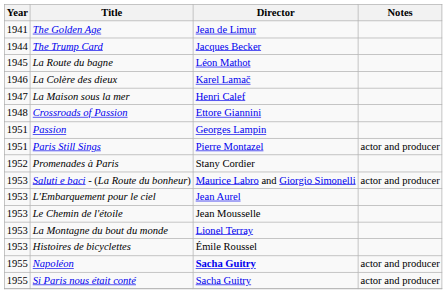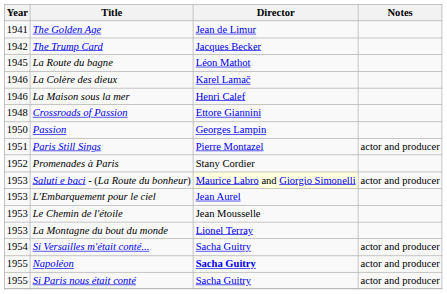(17, 46) 1944 -> (17, 46) 1942
(17, 96) 1947 -> (17, 96) 1946
(17, 130) 1951 -> (17, 130) 1950
(276, 180) no background -> (276, 180) lightyellow background
- row: (82, 247)
+ row: (91, 247)
